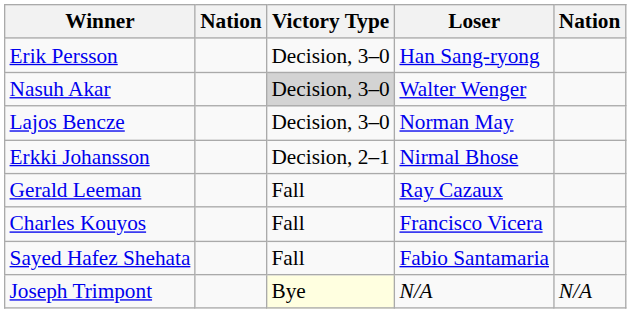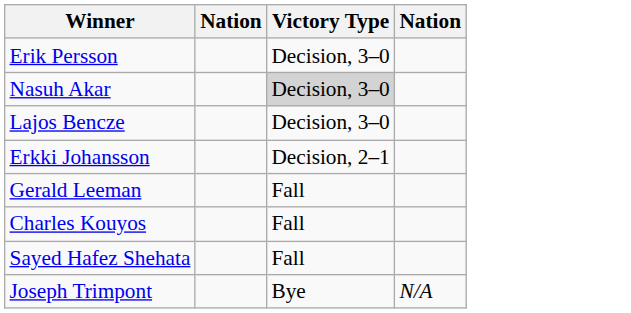- column: (474, 21)
(289, 291) lightyellow background -> (289, 291) no background
